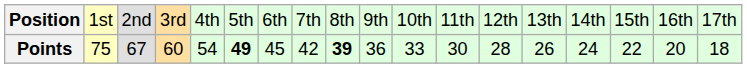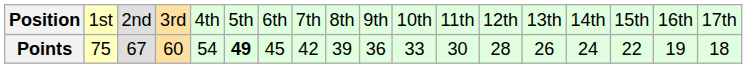(342, 49) bold -> (342, 49) normal
(676, 49) 20 -> (676, 49) 19
